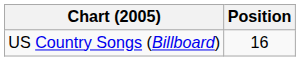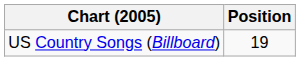(260, 42) 16 -> (260, 42) 19
